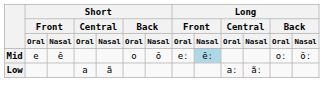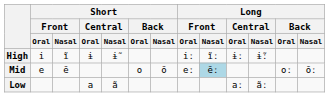+ row: (17, 56)
